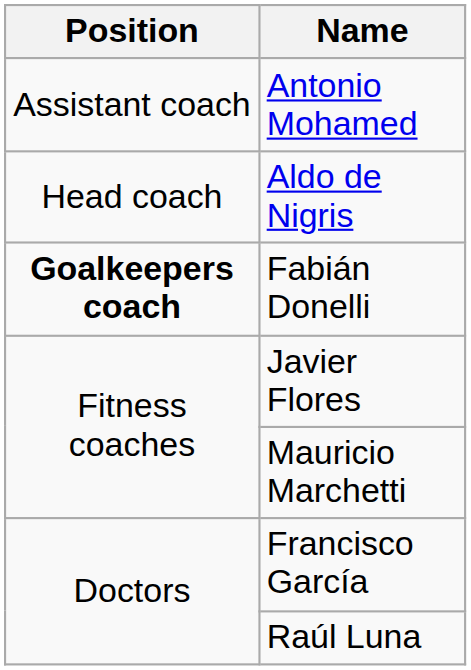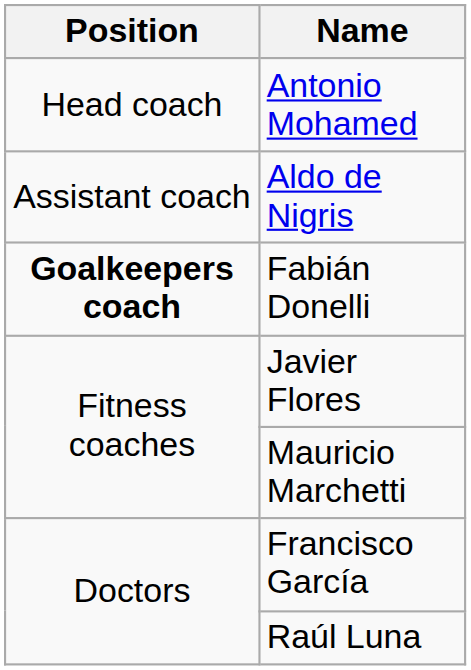(132, 104) Assistant coach -> (132, 104) Head coach
(132, 196) Head coach -> (132, 196) Assistant coach
